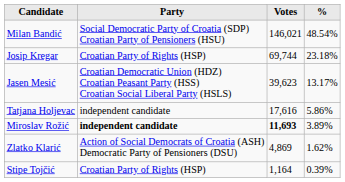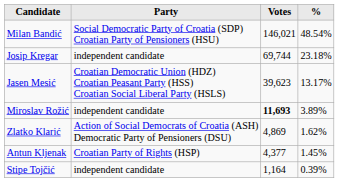(143, 55) Croatian Party of Rights (HSP) -> (119, 55) independent candidate
- row: (41, 110)
(129, 126) bold -> (119, 110) normal
+ row: (36, 153)
(143, 169) Croatian Party of Rights (HSP) -> (119, 169) independent candidate
